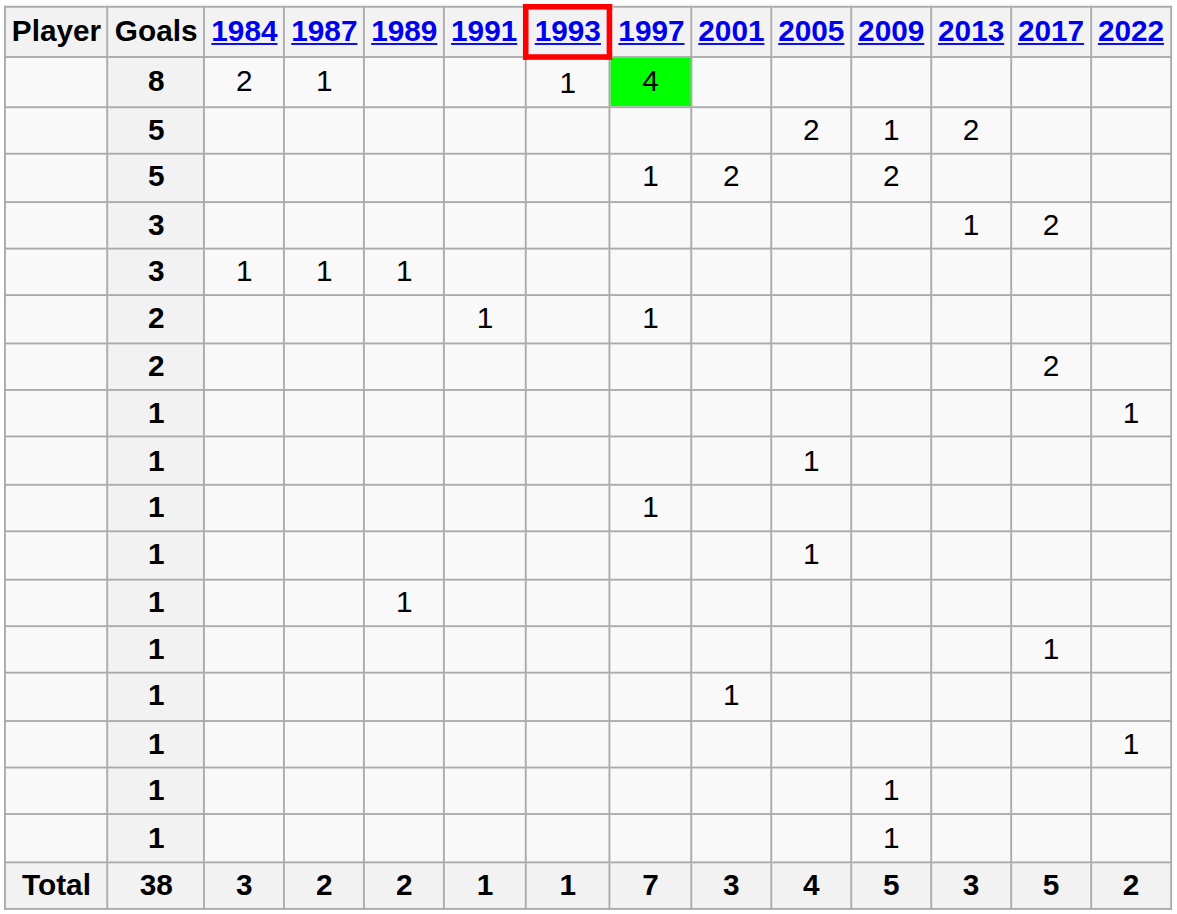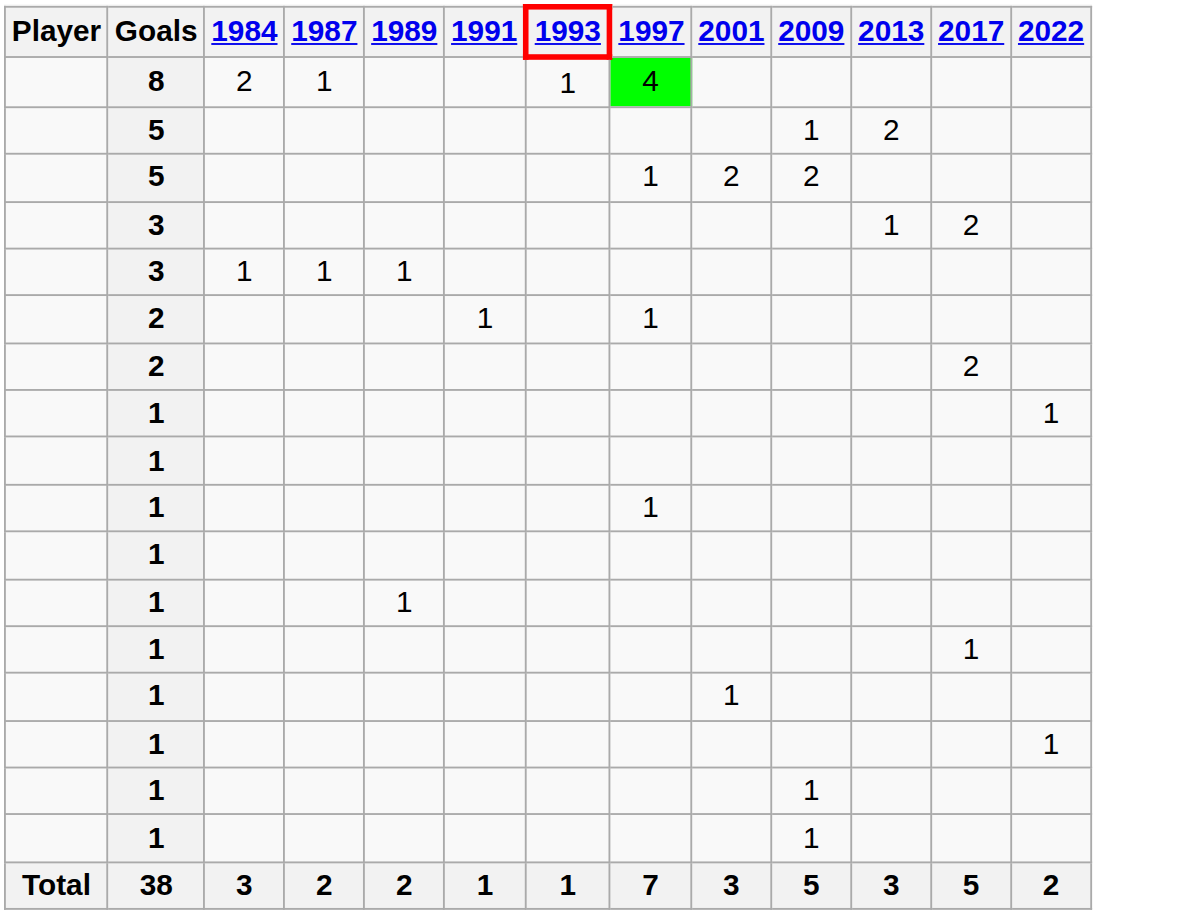- column: (811, 31)
